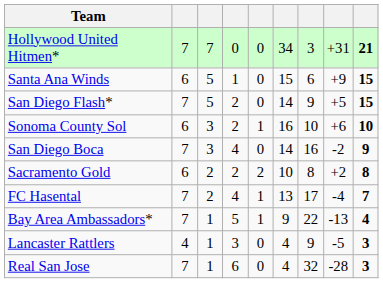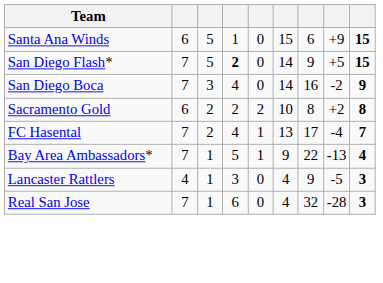- row: (63, 47)
(235, 102) normal -> (235, 62) bold
- row: (67, 126)
